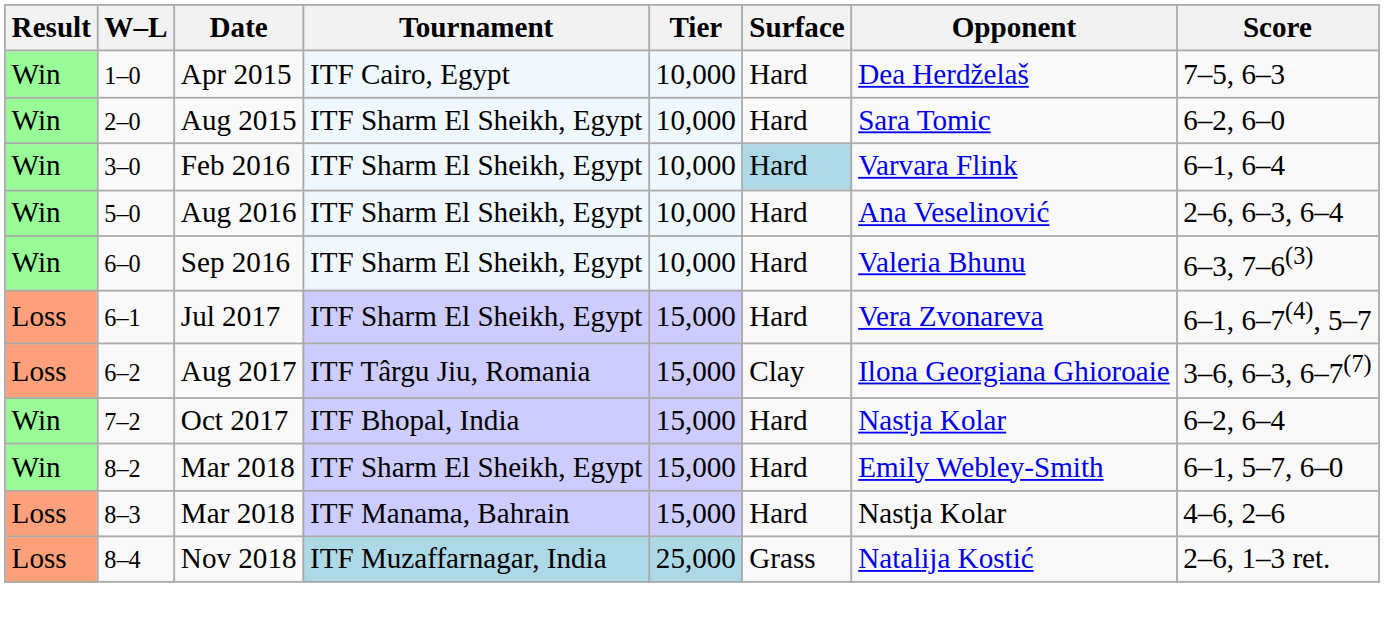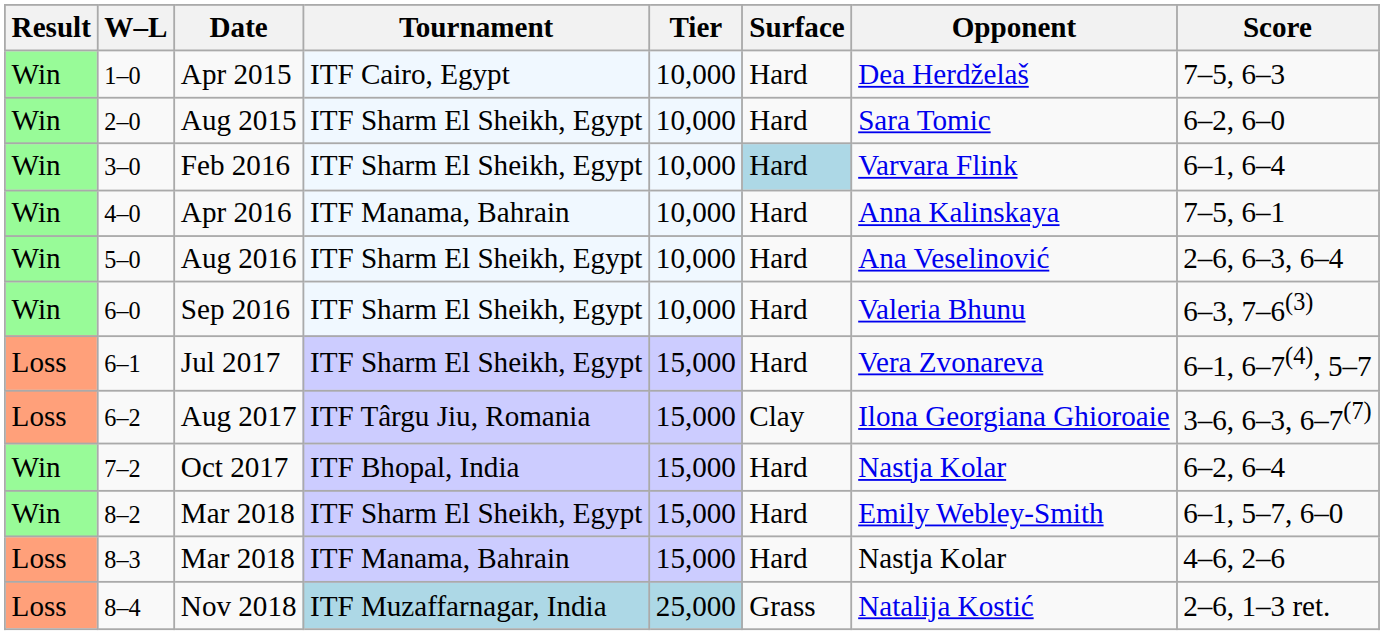+ row: (123, 214)
